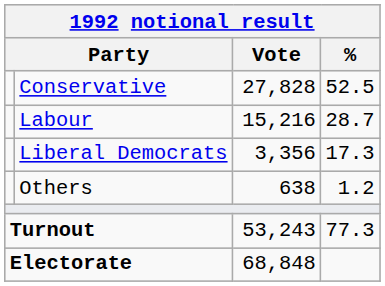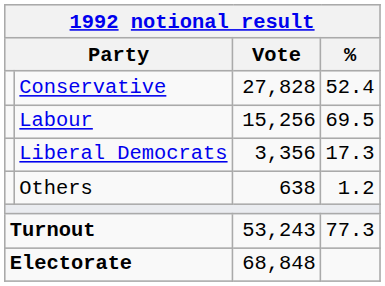(350, 88) 52.5 -> (350, 88) 52.4
(279, 121) 15,216 -> (279, 121) 15,256
(350, 121) 28.7 -> (350, 121) 69.5
